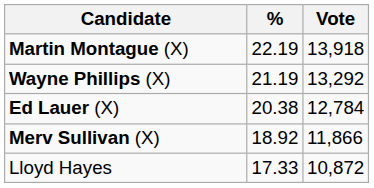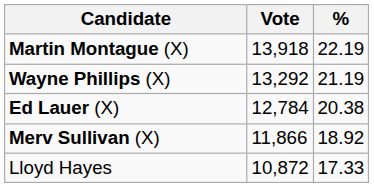columns swapped: (336, 19) <-> (275, 19)
